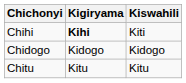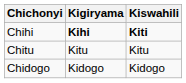(137, 31) normal -> (138, 31) bold
rows swapped: (28, 50) <-> (20, 68)
